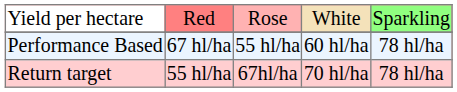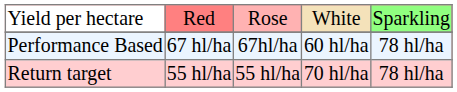(268, 45) 55 hl/ha -> (268, 45) 67hl/ha
(268, 73) 67hl/ha -> (268, 73) 55 hl/ha
